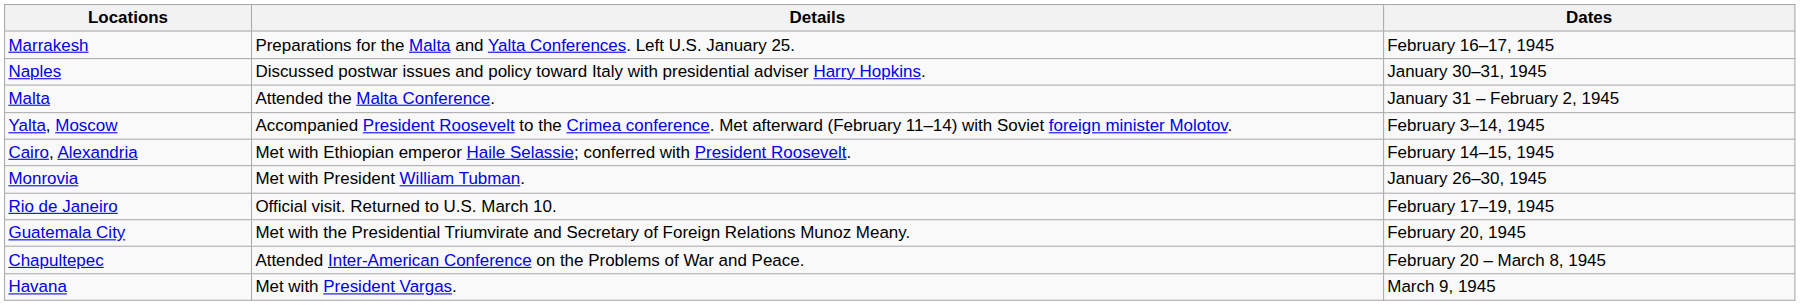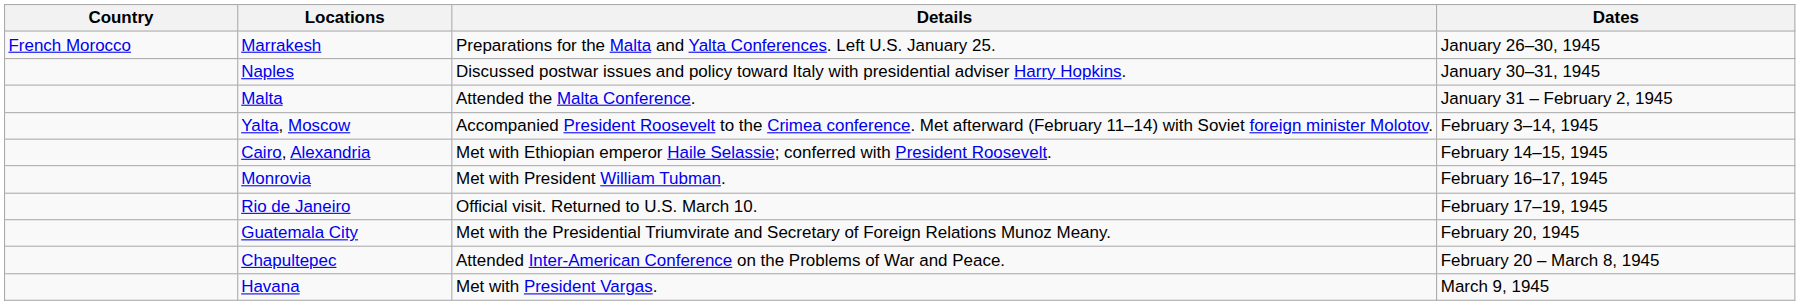+ column: (121, 17)
(1471, 44) February 16–17, 1945 -> (1520, 44) January 26–30, 1945
(1467, 179) January 26–30, 1945 -> (1524, 179) February 16–17, 1945
